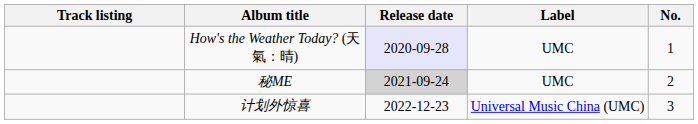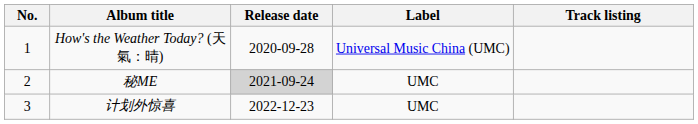columns swapped: (671, 15) <-> (95, 15)
(416, 48) lavender background -> (281, 48) no background
(558, 48) UMC -> (423, 48) Universal Music China (UMC)
(558, 106) Universal Music China (UMC) -> (423, 106) UMC
